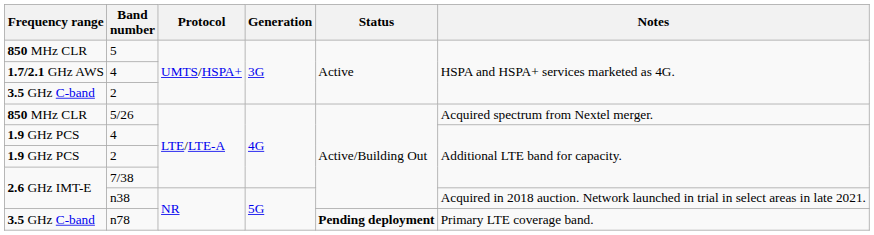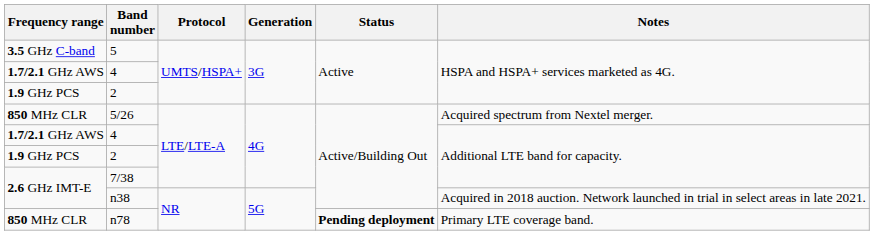(47, 51) 850 MHz CLR -> (51, 51) 3.5 GHz C-band
(51, 93) 3.5 GHz C-band -> (43, 93) 1.9 GHz PCS
(43, 135) 1.9 GHz PCS -> (56, 135) 1.7/2.1 GHz AWS
(51, 219) 3.5 GHz C-band -> (47, 219) 850 MHz CLR
